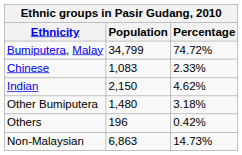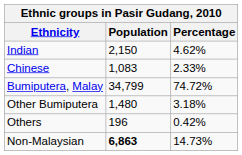rows swapped: (55, 50) <-> (23, 86)
(123, 141) normal -> (123, 141) bold
